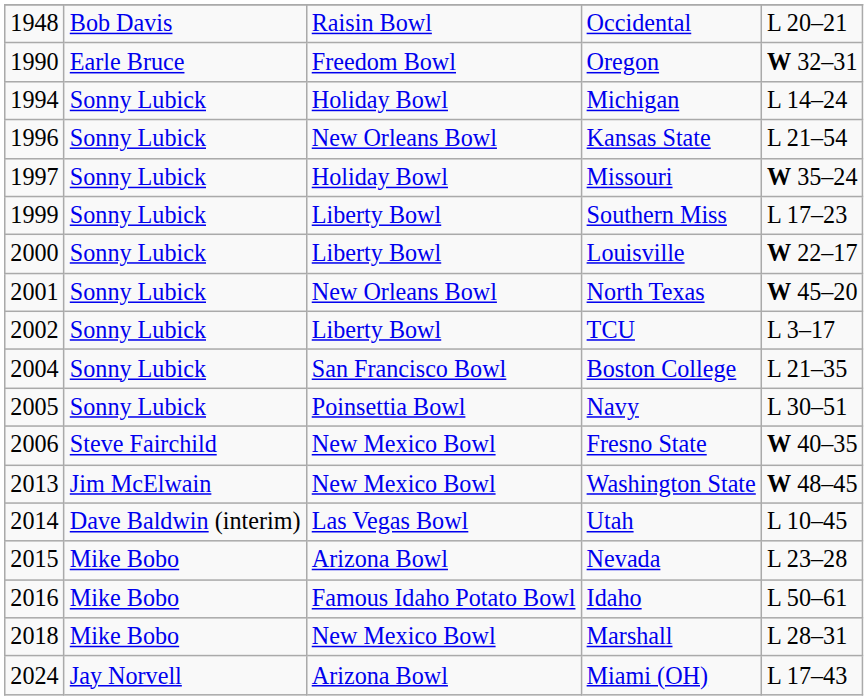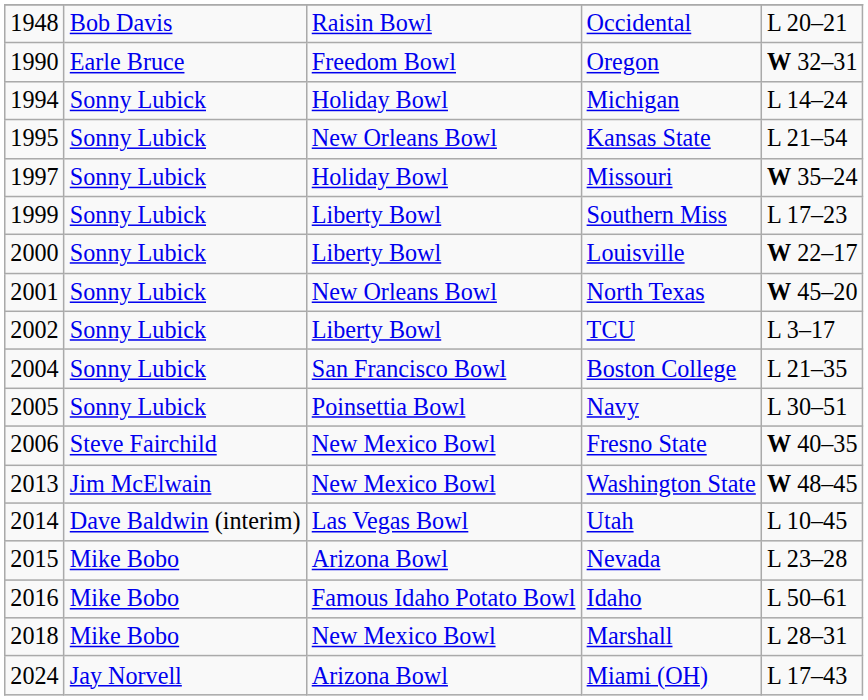(34, 138) 1996 -> (34, 138) 1995
